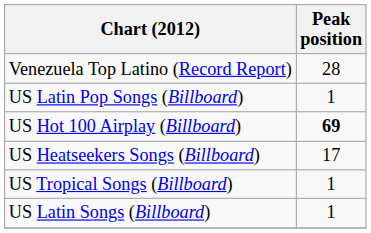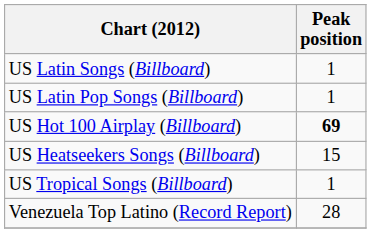rows swapped: (110, 213) <-> (150, 68)
(331, 155) 17 -> (331, 155) 15
